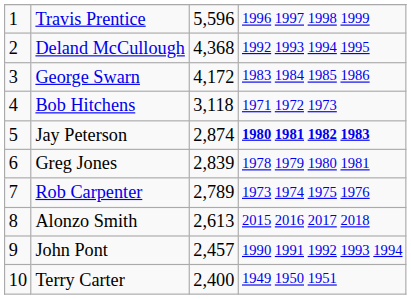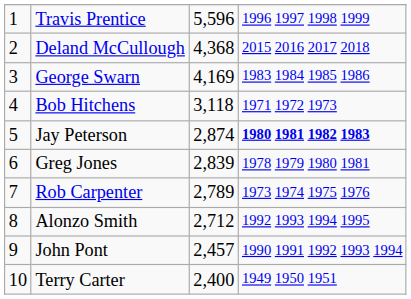(306, 47) 1992 1993 1994 1995 -> (306, 47) 2015 2016 2017 2018
(214, 76) 4,172 -> (214, 76) 4,169
(214, 221) 2,613 -> (214, 221) 2,712
(306, 221) 2015 2016 2017 2018 -> (306, 221) 1992 1993 1994 1995
